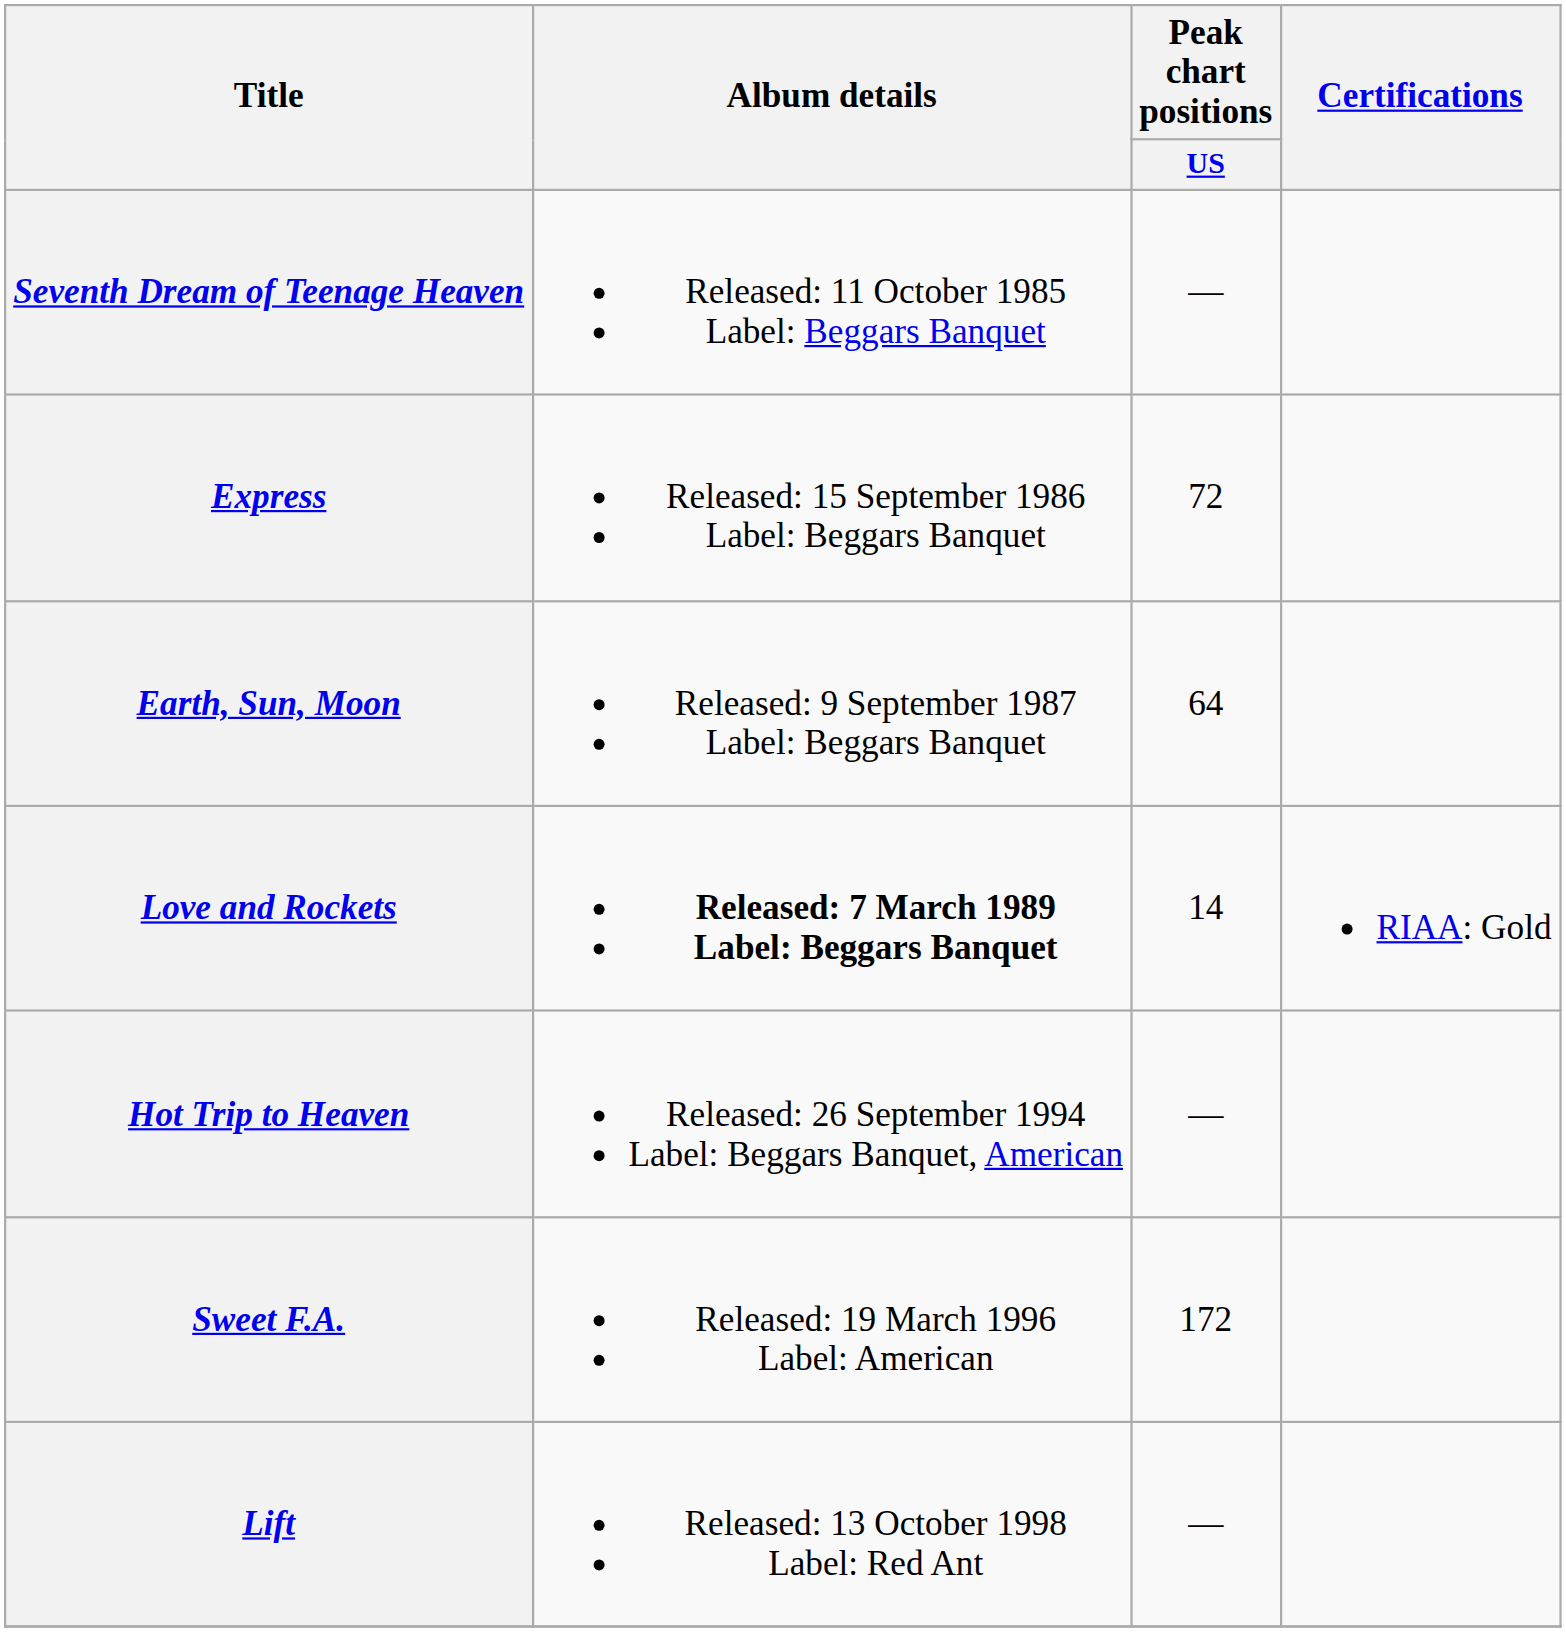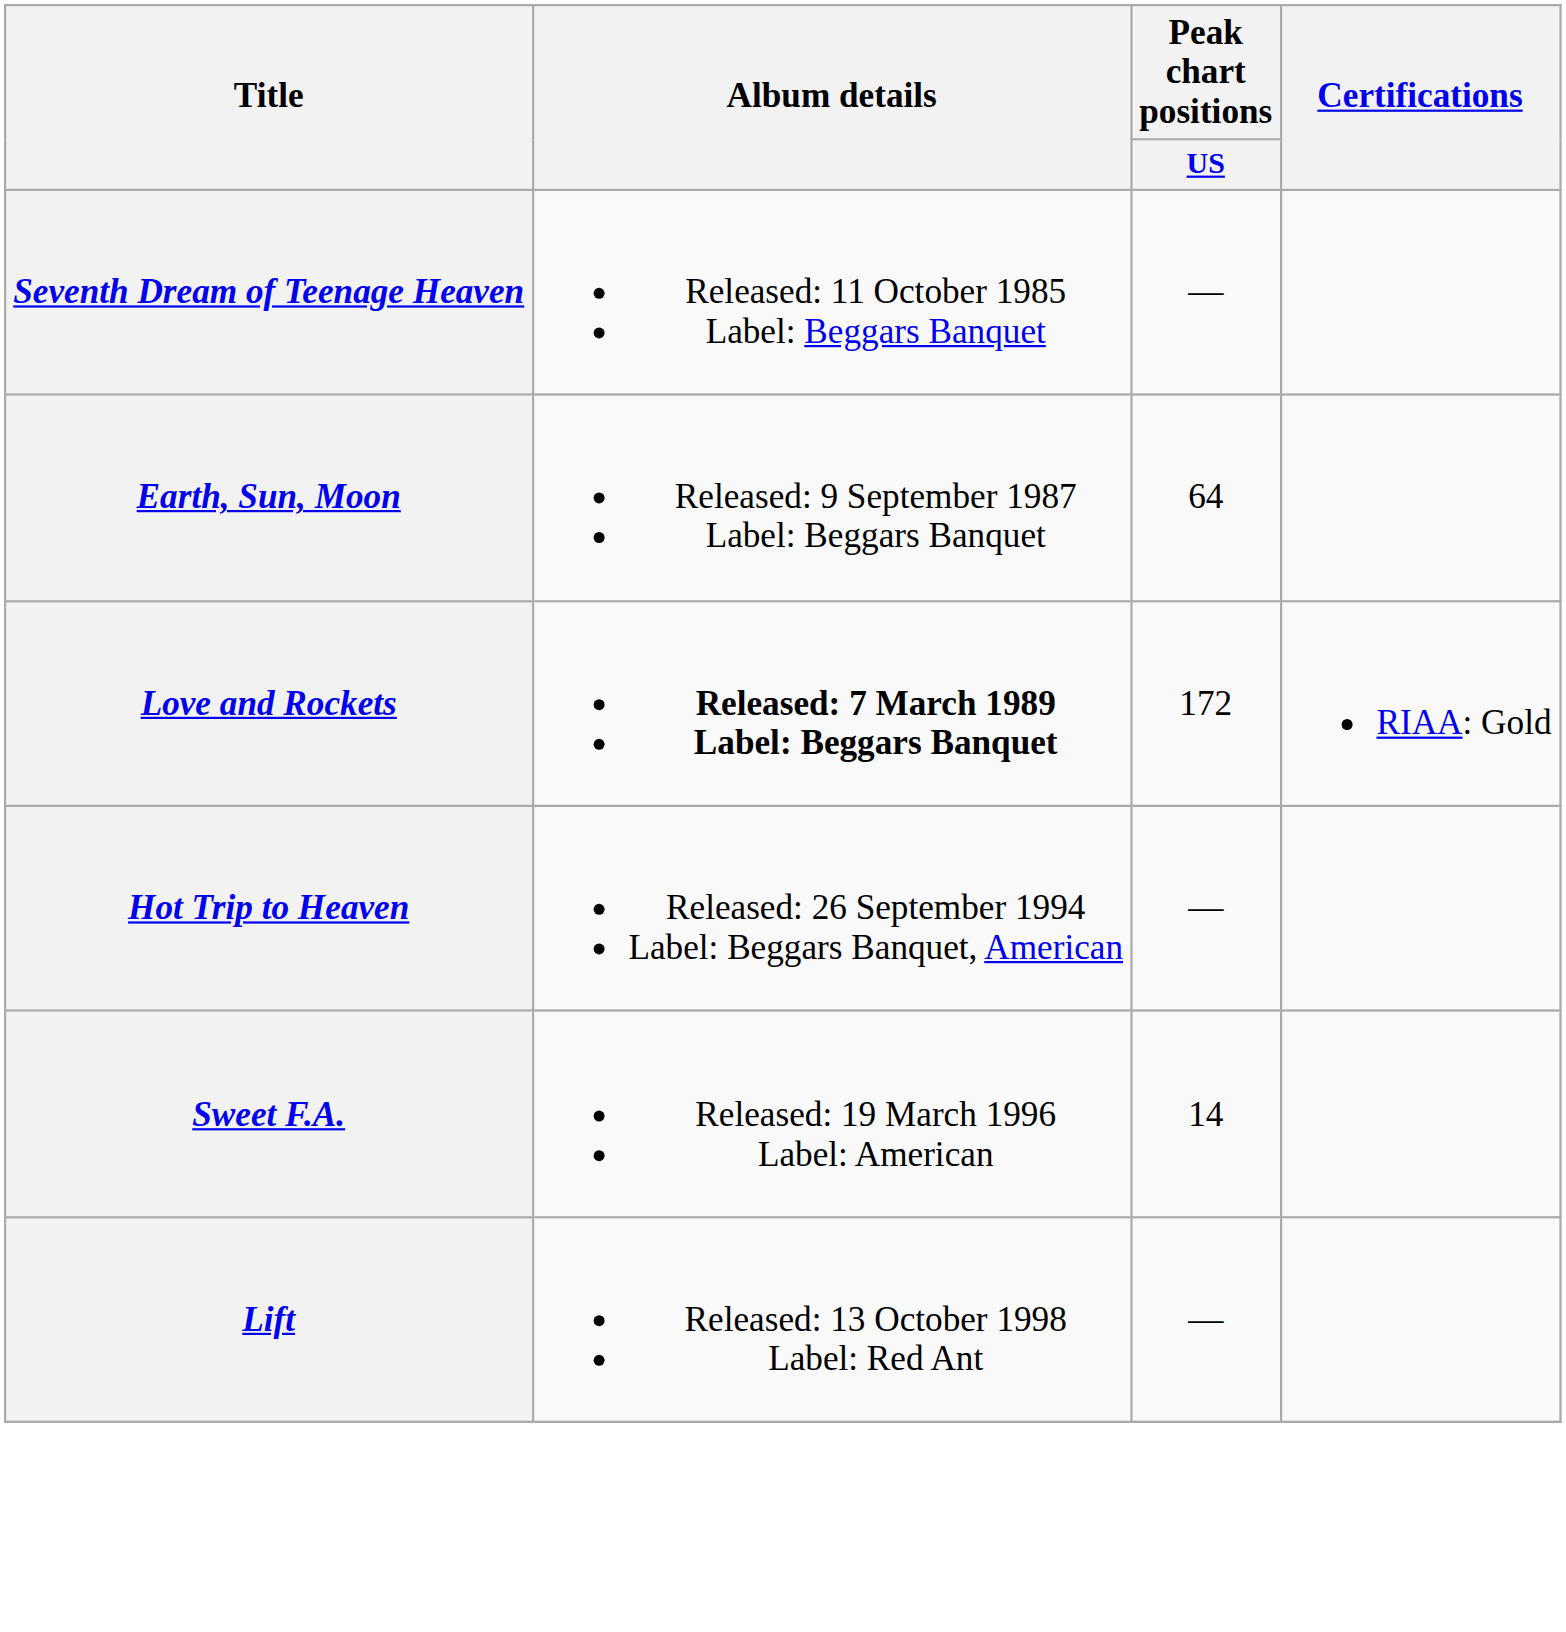- row: (269, 497)
(1206, 907) 14 -> (1206, 702) 172
(1206, 1318) 172 -> (1206, 1113) 14
